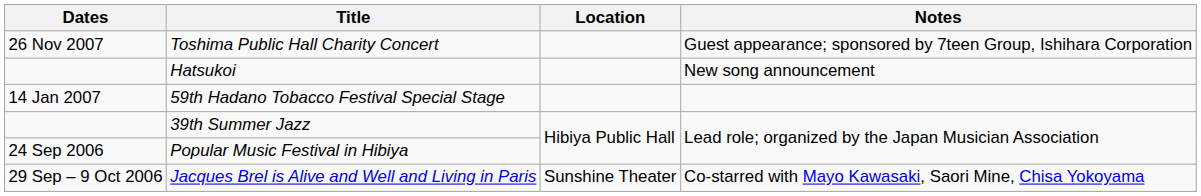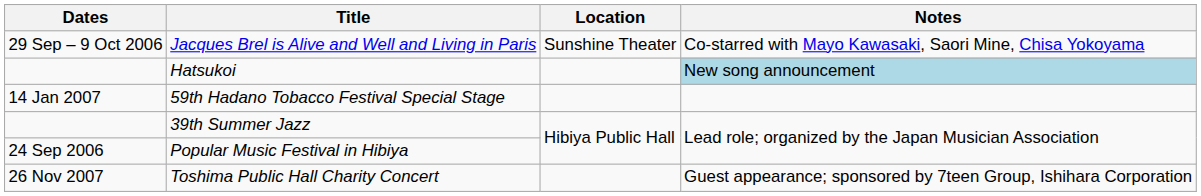rows swapped: (353, 177) <-> (304, 44)
(779, 71) no background -> (779, 71) lightblue background
